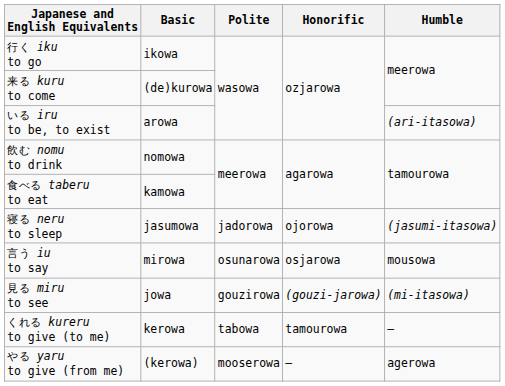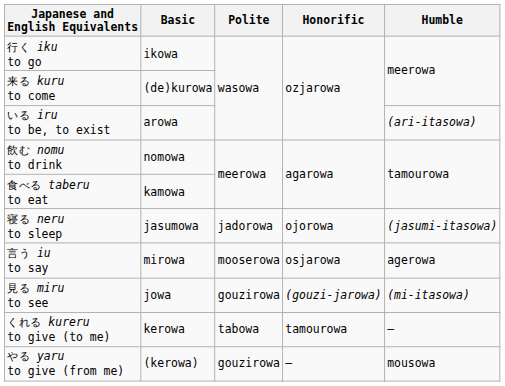(249, 260) osunarowa -> (249, 260) mooserowa
(411, 260) mousowa -> (411, 260) agerowa
(249, 364) mooserowa -> (249, 364) gouzirowa
(411, 364) agerowa -> (411, 364) mousowa
